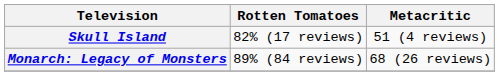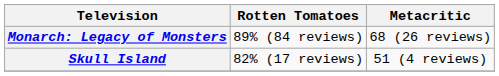rows swapped: (117, 38) <-> (117, 60)
